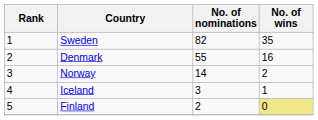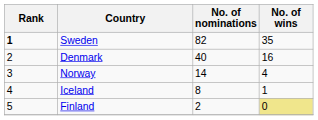(10, 40) normal -> (10, 40) bold
(201, 57) 55 -> (201, 57) 40
(265, 73) 2 -> (265, 73) 4
(198, 90) 3 -> (198, 90) 8
